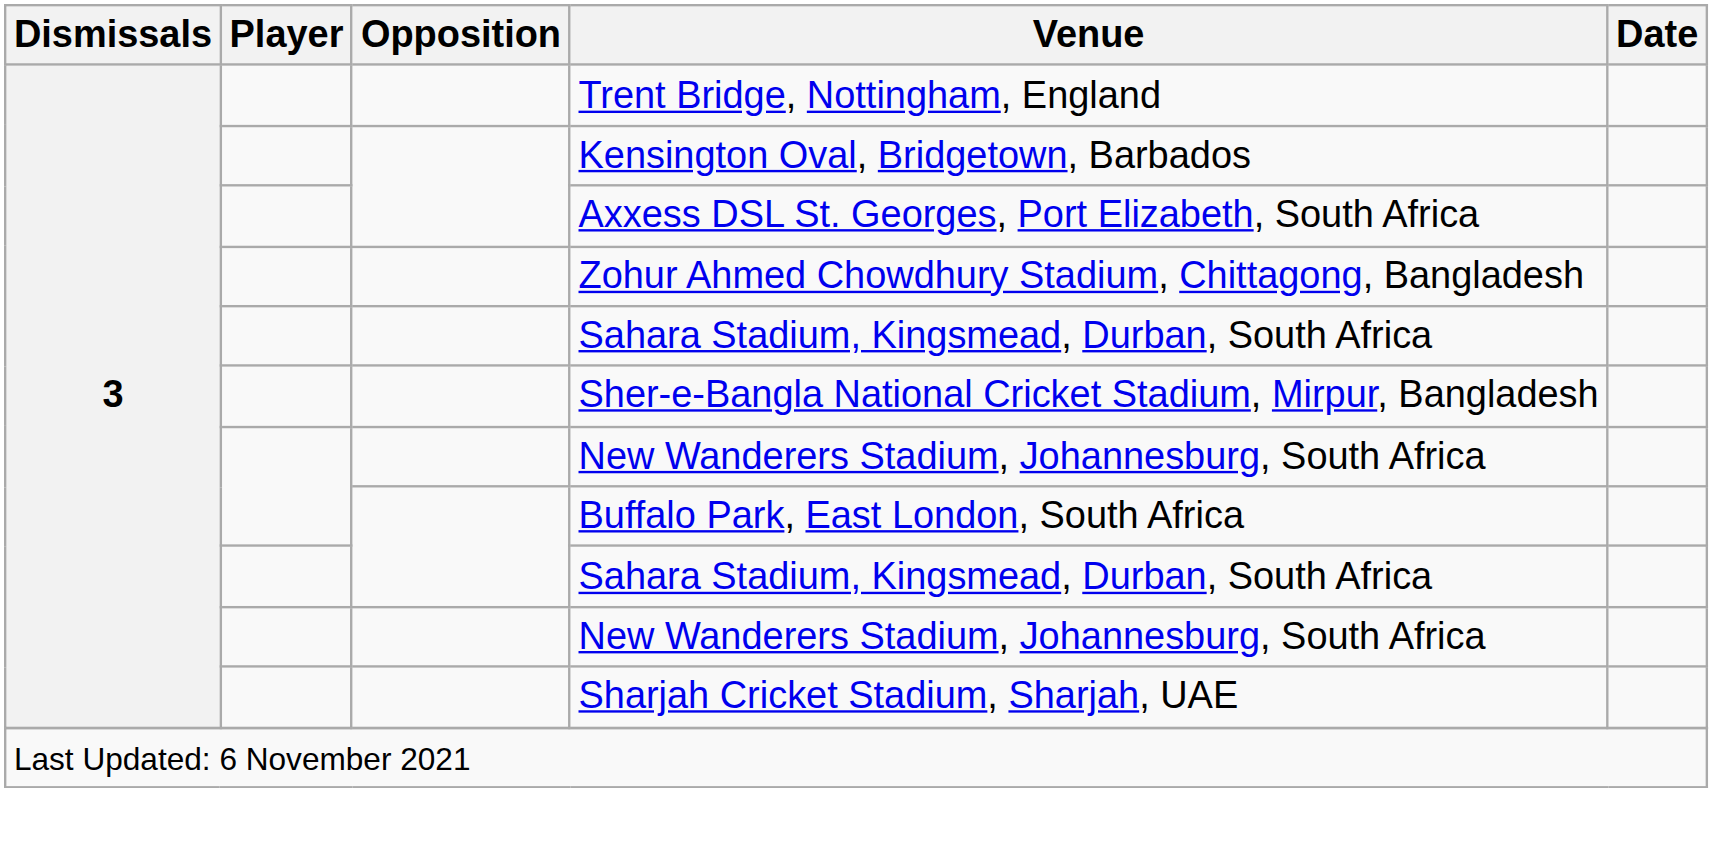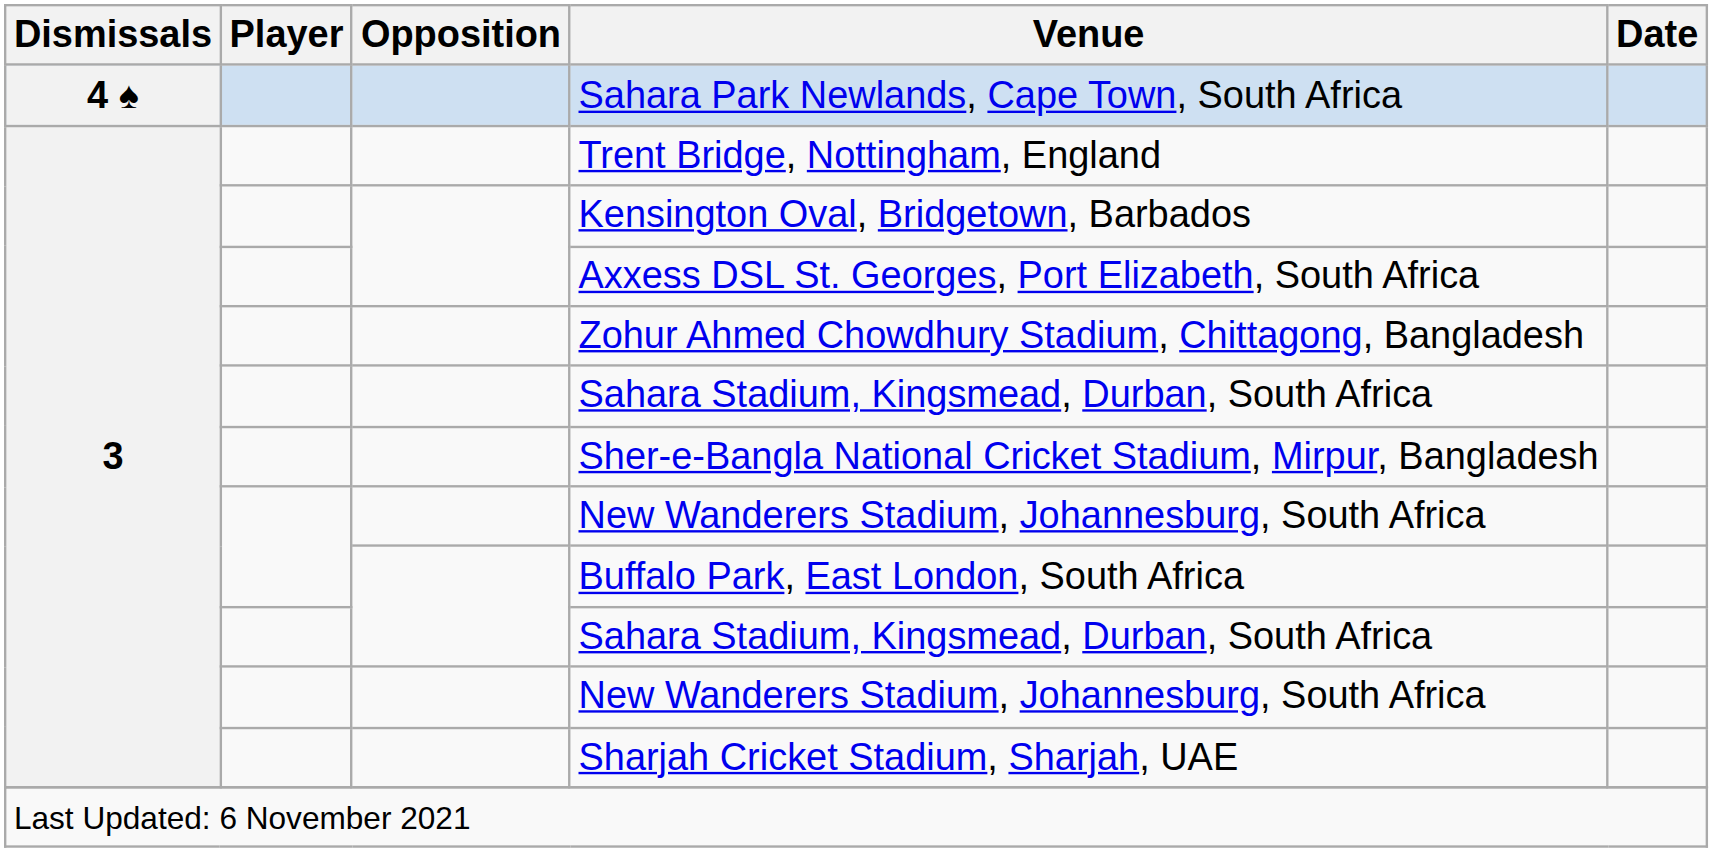+ row: (113, 94)
